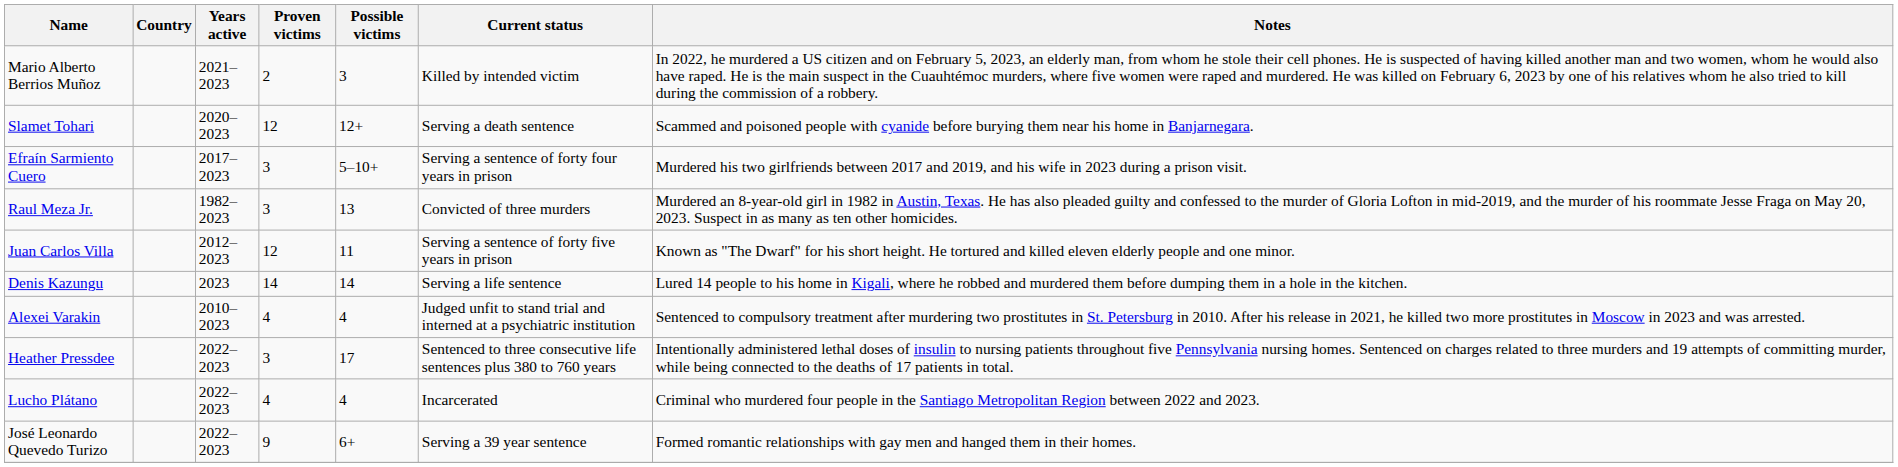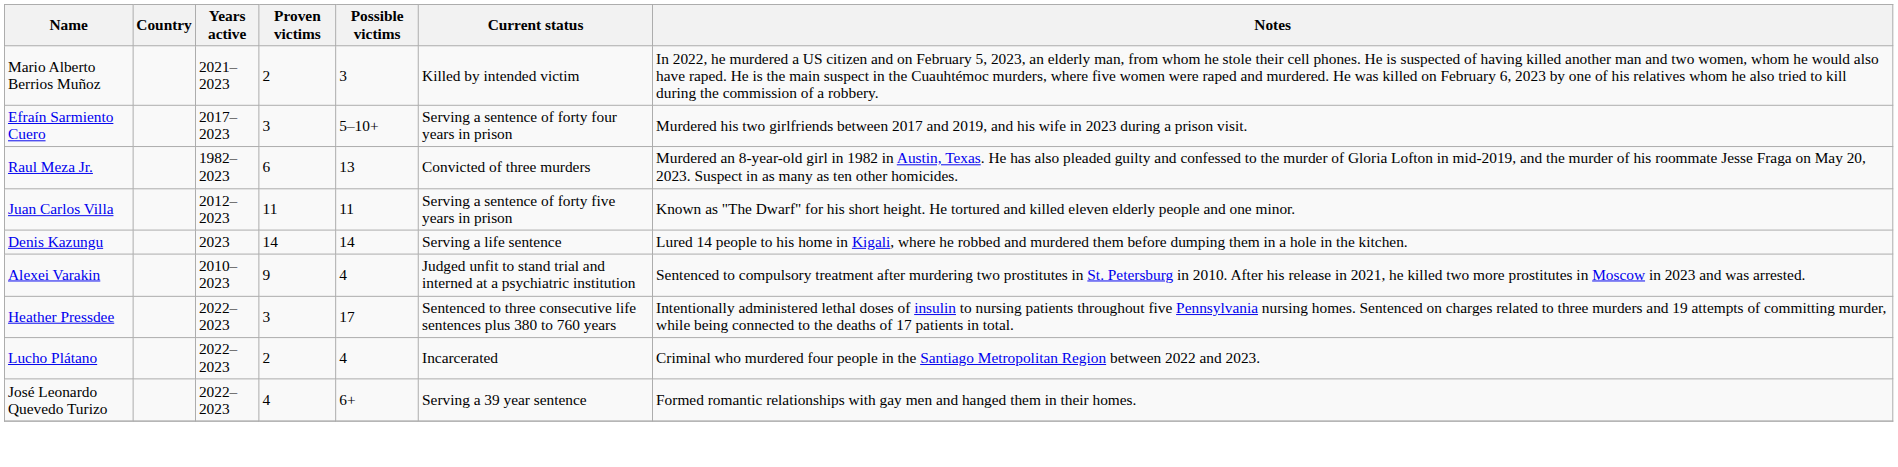- row: (51, 125)
(266, 209) 3 -> (266, 167) 6
(270, 250) 12 -> (270, 209) 11
(266, 316) 4 -> (266, 275) 9
(266, 400) 4 -> (266, 358) 2
(266, 441) 9 -> (266, 400) 4
